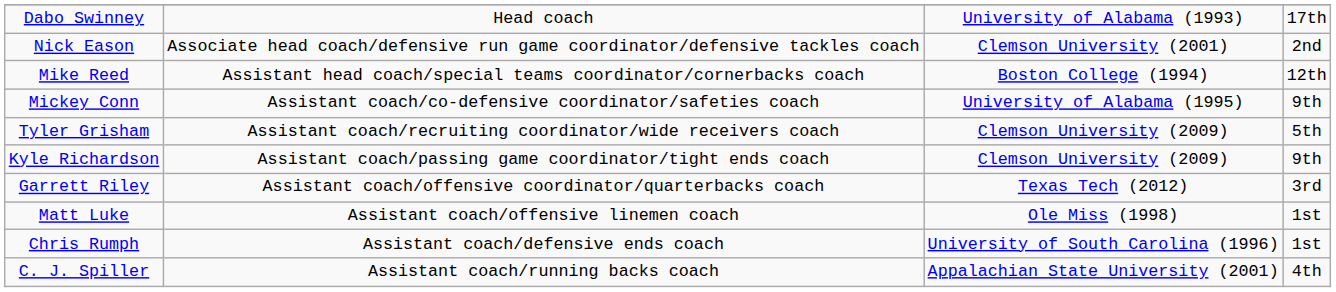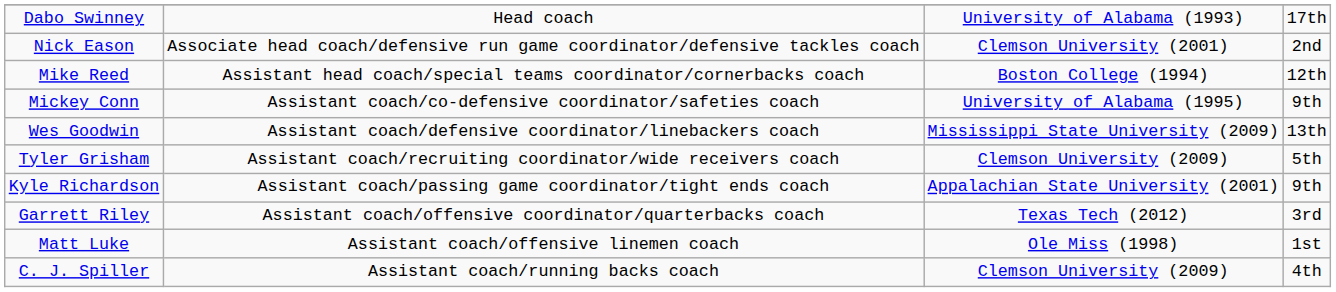+ row: (84, 131)
(1103, 159) Clemson University (2009) -> (1103, 187) Appalachian State University (2001)
- row: (84, 243)
(1103, 271) Appalachian State University (2001) -> (1103, 271) Clemson University (2009)
